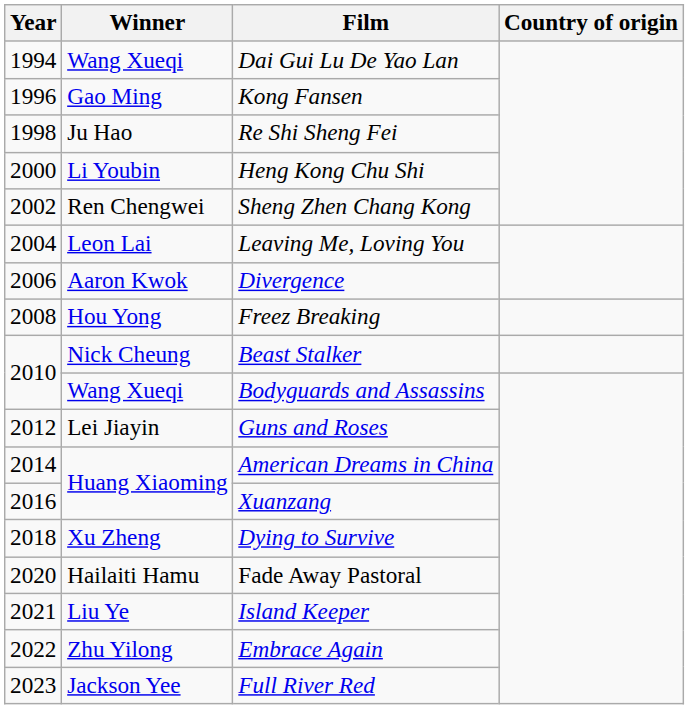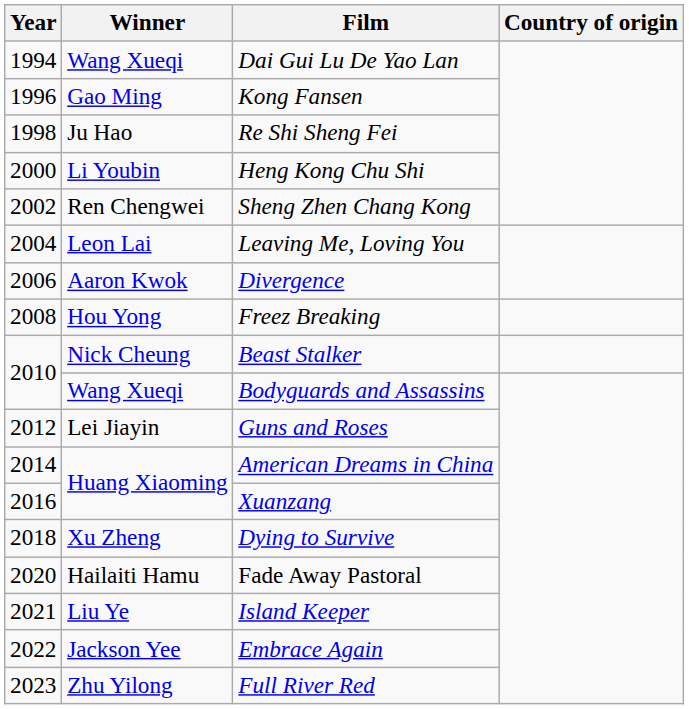(120, 648) Zhu Yilong -> (124, 648) Jackson Yee
(124, 685) Jackson Yee -> (120, 685) Zhu Yilong
